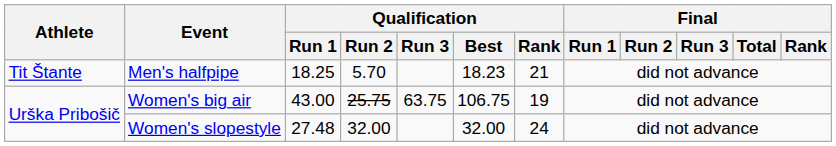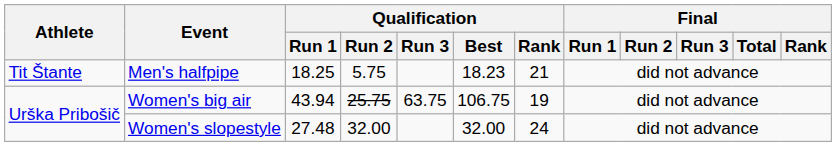(369, 73) 5.70 -> (369, 73) 5.75
(313, 101) 43.00 -> (313, 101) 43.94
